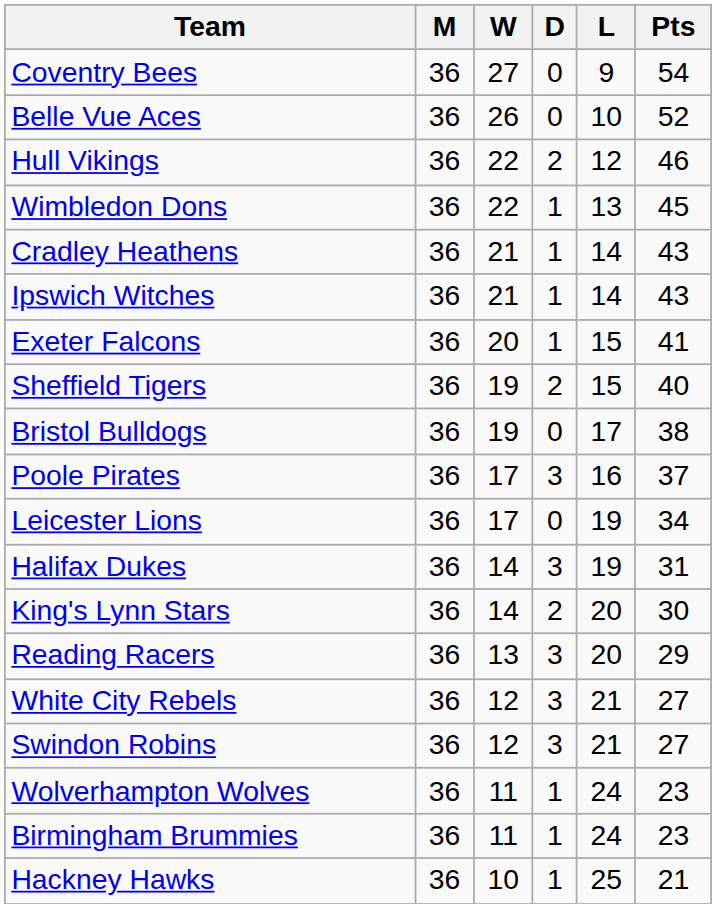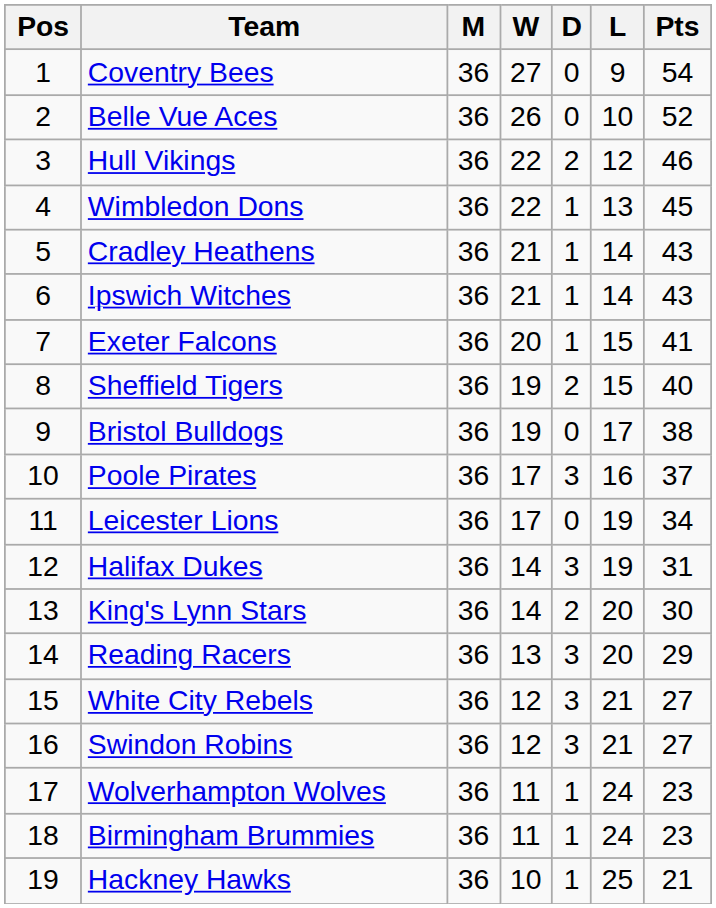+ column: (43, 26)
